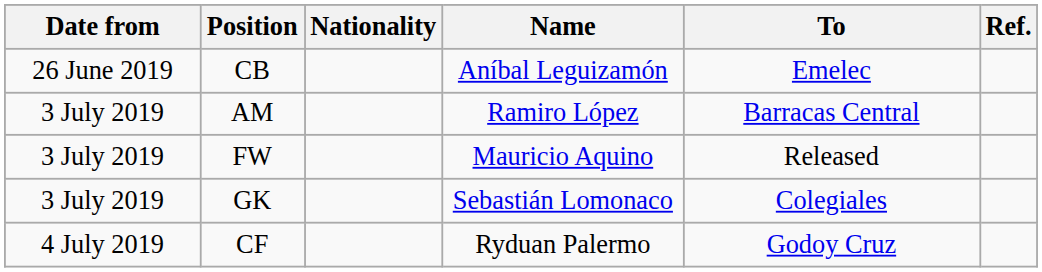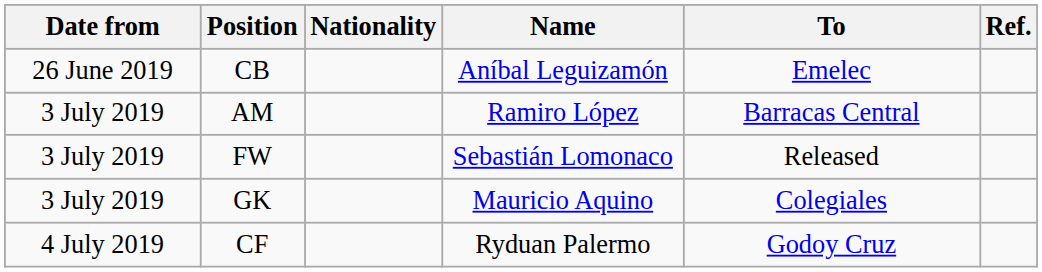(563, 157) Mauricio Aquino -> (563, 157) Sebastián Lomonaco
(563, 200) Sebastián Lomonaco -> (563, 200) Mauricio Aquino
